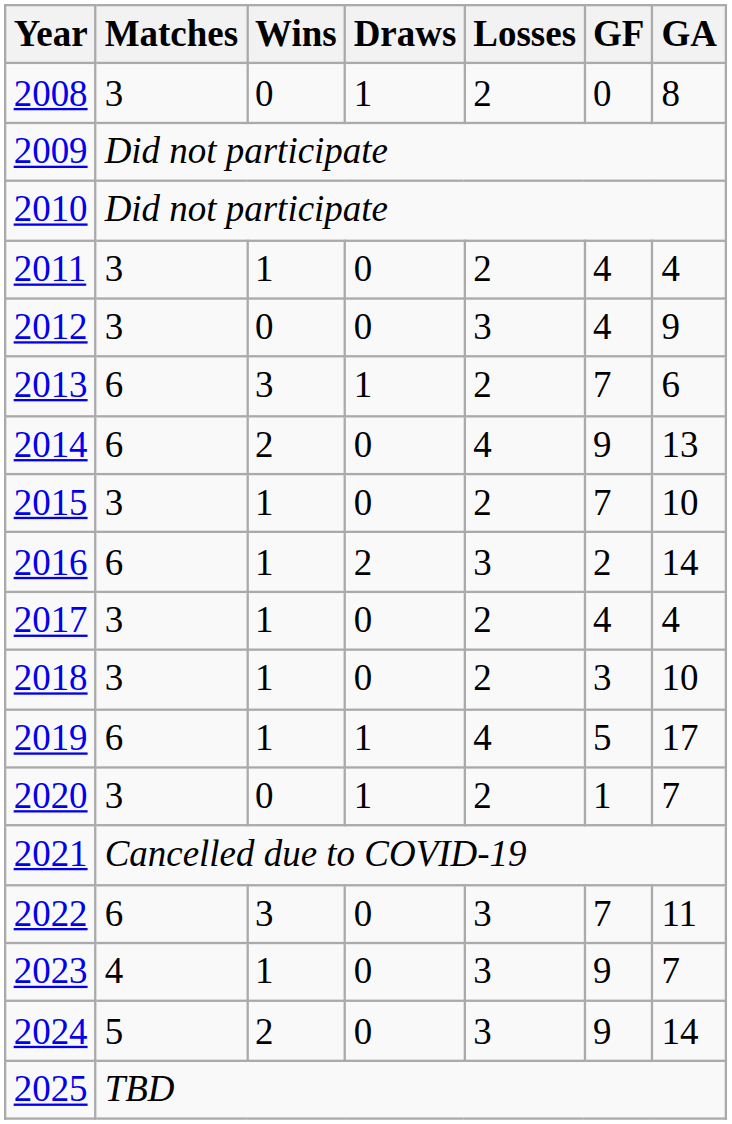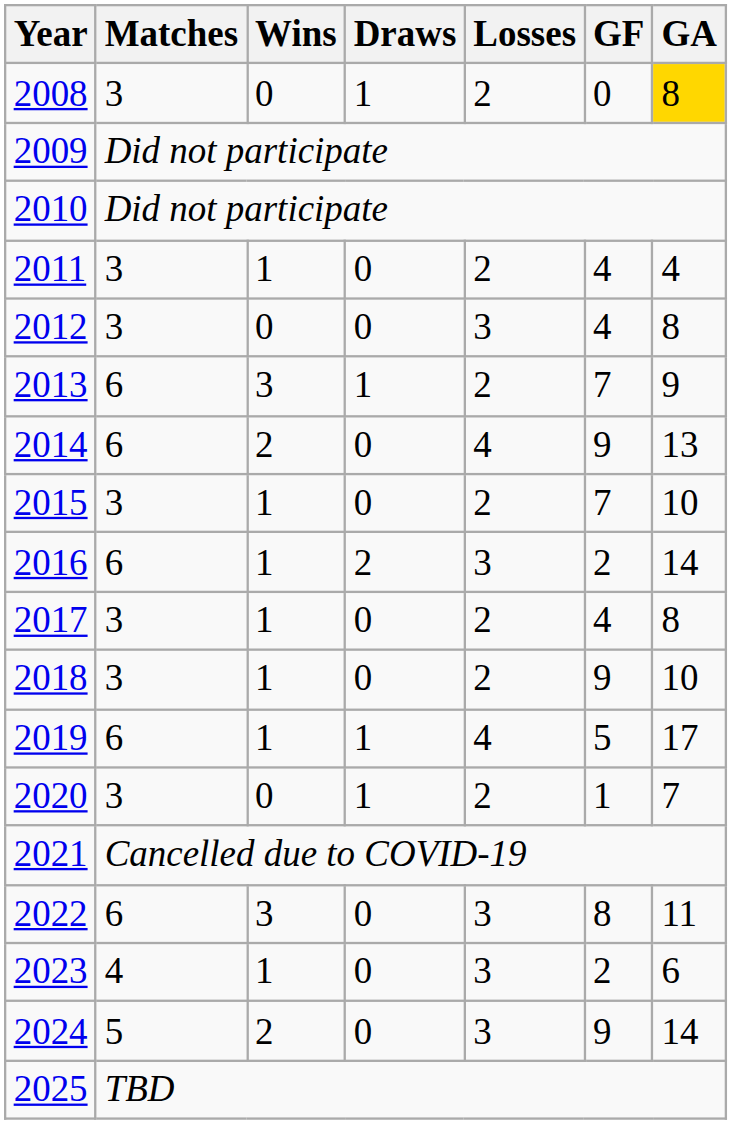(671, 92) no background -> (671, 92) gold background
(671, 326) 9 -> (671, 326) 8
(671, 385) 6 -> (671, 385) 9
(671, 619) 4 -> (671, 619) 8
(602, 678) 3 -> (602, 678) 9
(602, 913) 7 -> (602, 913) 8
(602, 971) 9 -> (602, 971) 2
(671, 971) 7 -> (671, 971) 6
